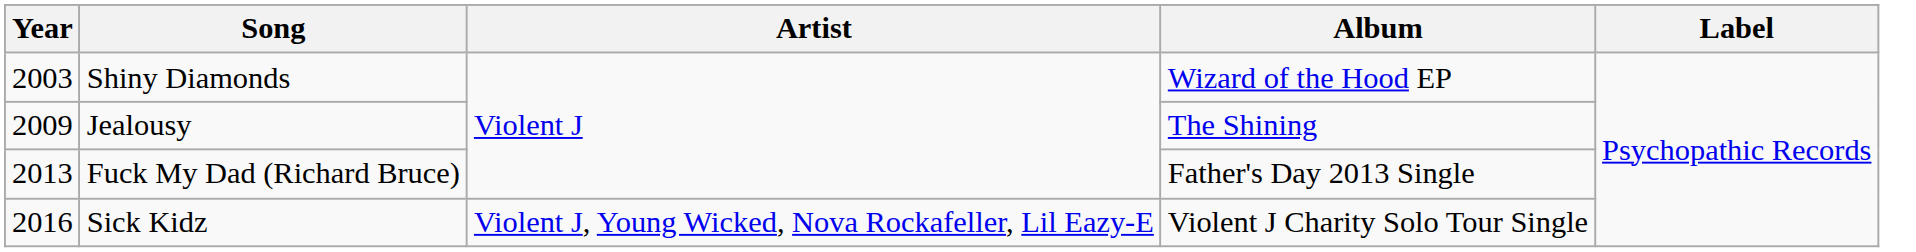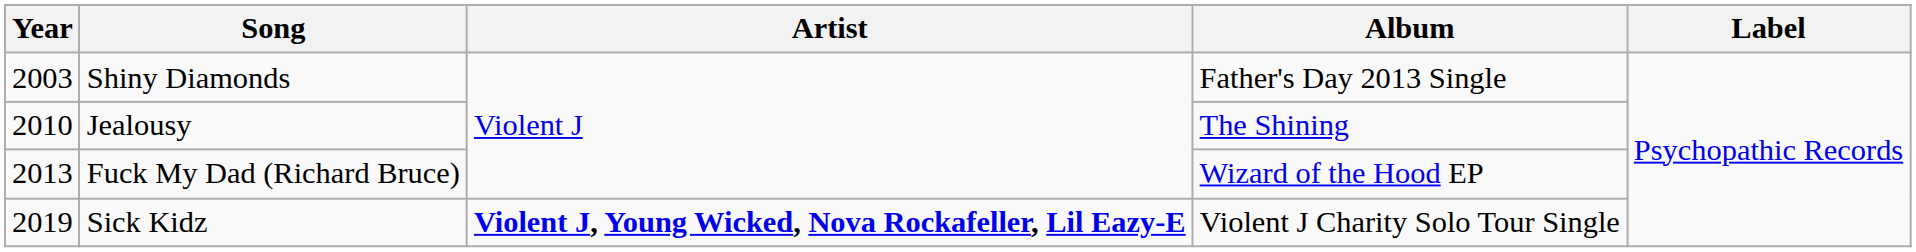(1310, 76) Wizard of the Hood EP -> (1353, 76) Father's Day 2013 Single
(42, 125) 2009 -> (42, 125) 2010
(1321, 173) Father's Day 2013 Single -> (1342, 173) Wizard of the Hood EP
(42, 221) 2016 -> (42, 221) 2019
(814, 221) normal -> (830, 221) bold
